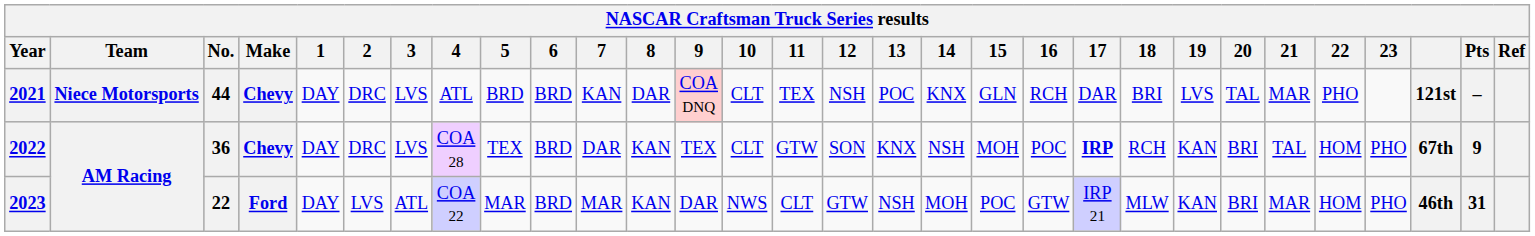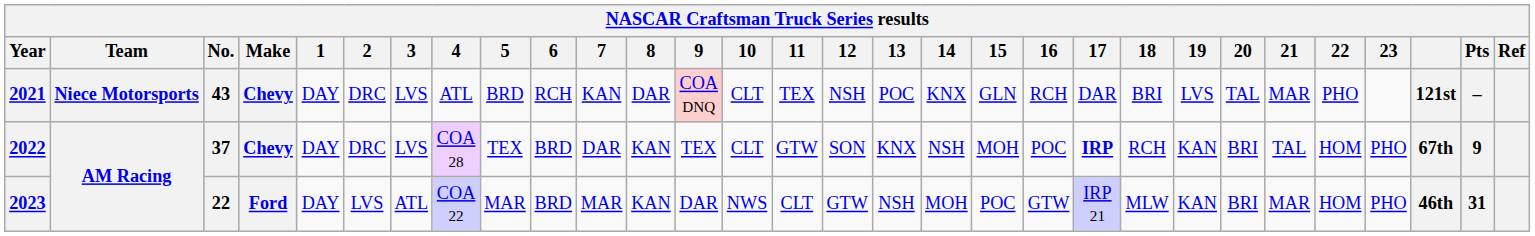(221, 94) 44 -> (221, 94) 43
(553, 94) BRD -> (553, 94) RCH
(221, 149) 36 -> (221, 149) 37
